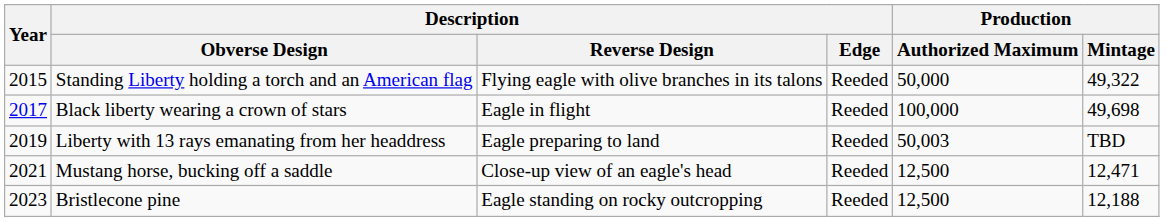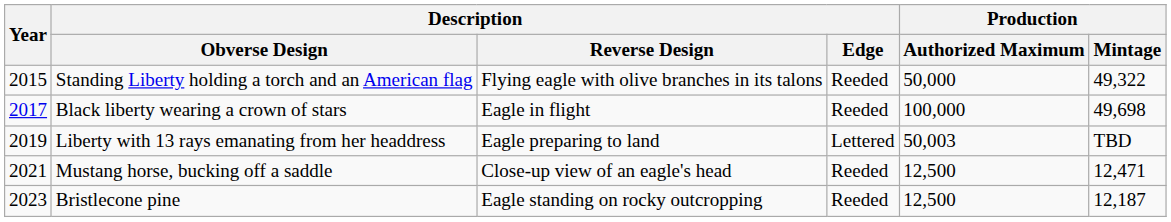(860, 140) Reeded -> (863, 140) Lettered
(1113, 200) 12,188 -> (1120, 200) 12,187
